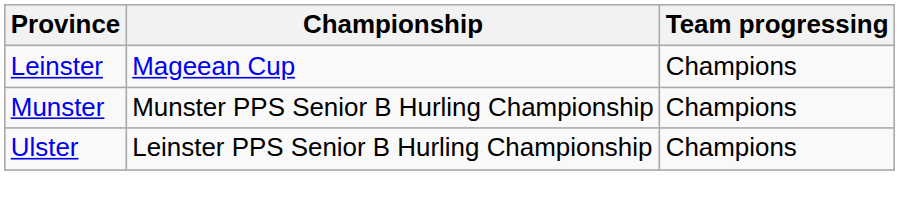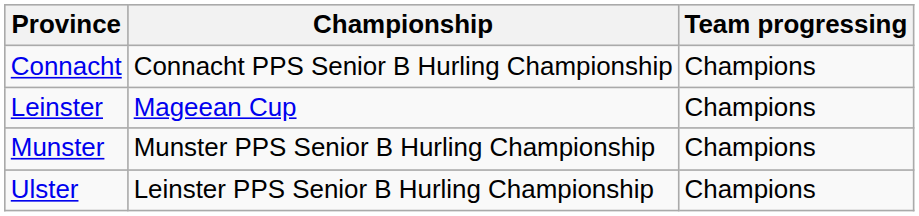+ row: (66, 66)
